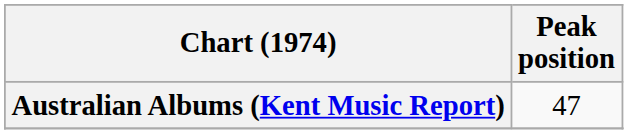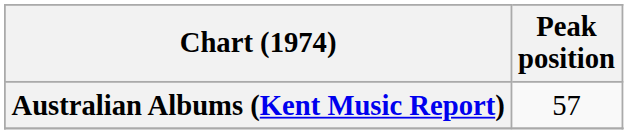(567, 104) 47 -> (567, 104) 57
